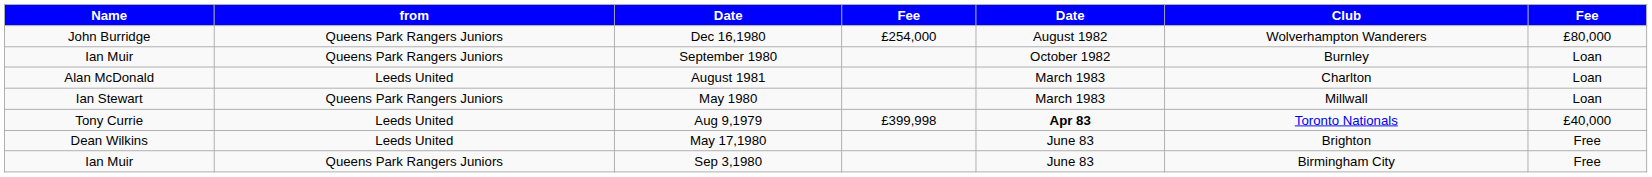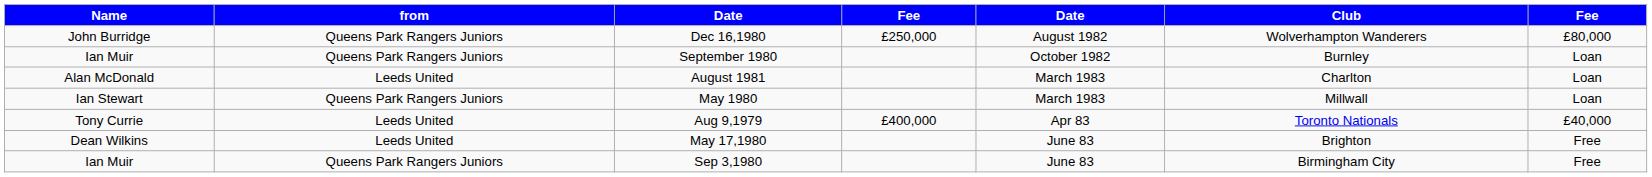(909, 36) £254,000 -> (909, 36) £250,000
(909, 120) £399,998 -> (909, 120) £400,000
(1070, 120) bold -> (1070, 120) normal
